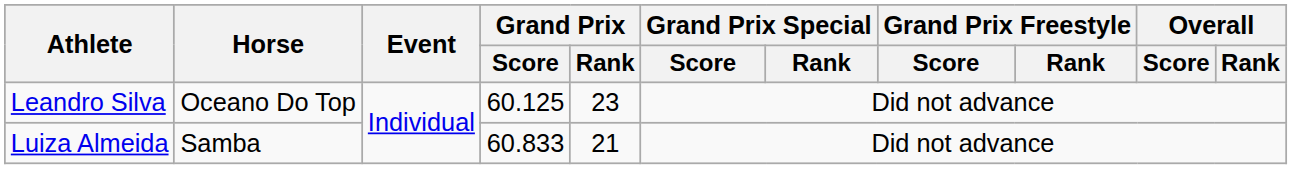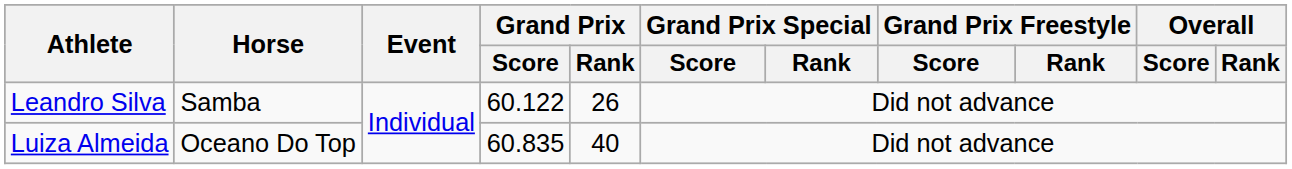(268, 103) Oceano Do Top -> (221, 103) Samba
(525, 103) 60.125 -> (525, 103) 60.122
(605, 103) 23 -> (605, 103) 26
(221, 143) Samba -> (268, 143) Oceano Do Top
(525, 143) 60.833 -> (525, 143) 60.835
(605, 143) 21 -> (605, 143) 40
